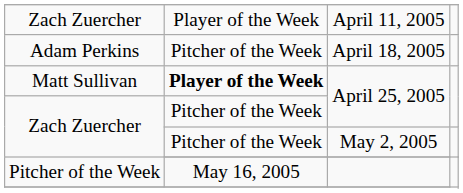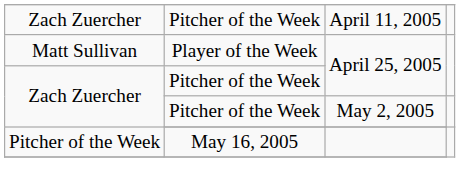(246, 19) Player of the Week -> (245, 19) Pitcher of the Week
- row: (85, 50)
(246, 80) bold -> (245, 50) normal
